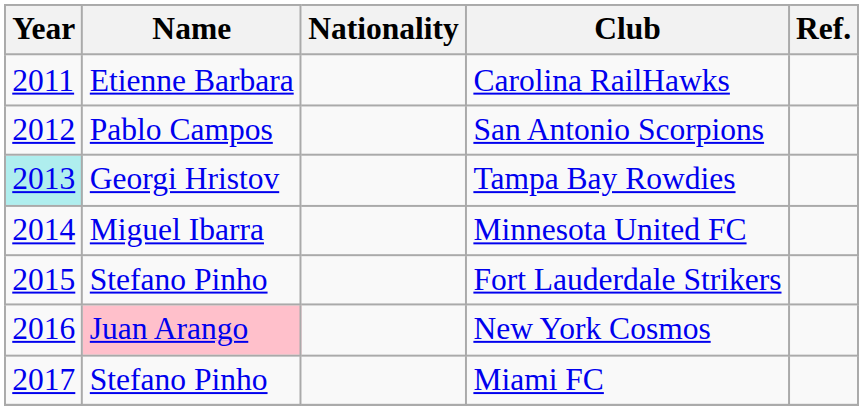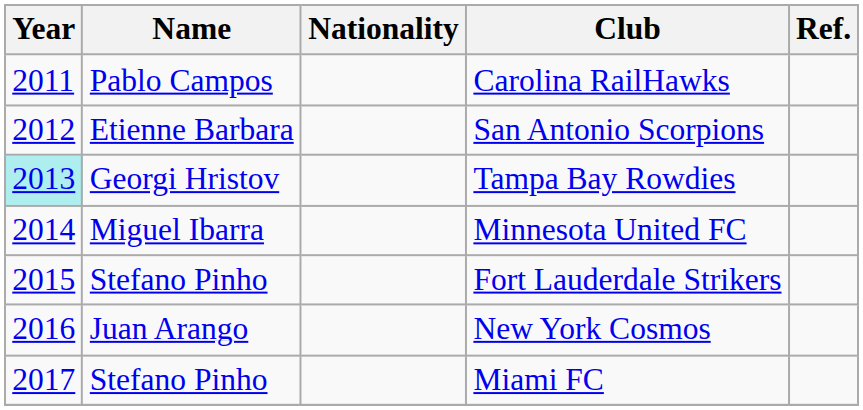(192, 79) Etienne Barbara -> (181, 79) Pablo Campos
(181, 129) Pablo Campos -> (192, 129) Etienne Barbara
(169, 329) pink background -> (169, 329) no background
